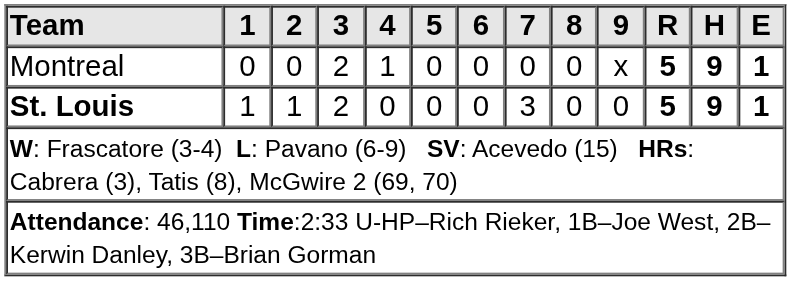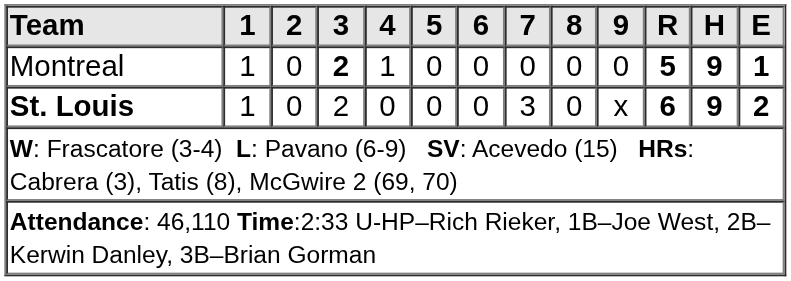(247, 66) 0 -> (247, 66) 1
(341, 66) normal -> (341, 66) bold
(621, 66) x -> (621, 66) 0
(294, 106) 1 -> (294, 106) 0
(621, 106) 0 -> (621, 106) x
(668, 106) 5 -> (668, 106) 6
(761, 106) 1 -> (761, 106) 2
